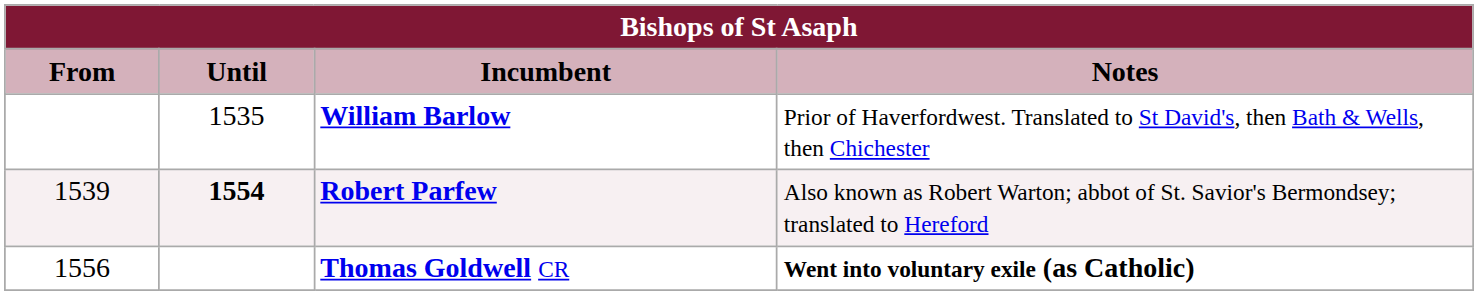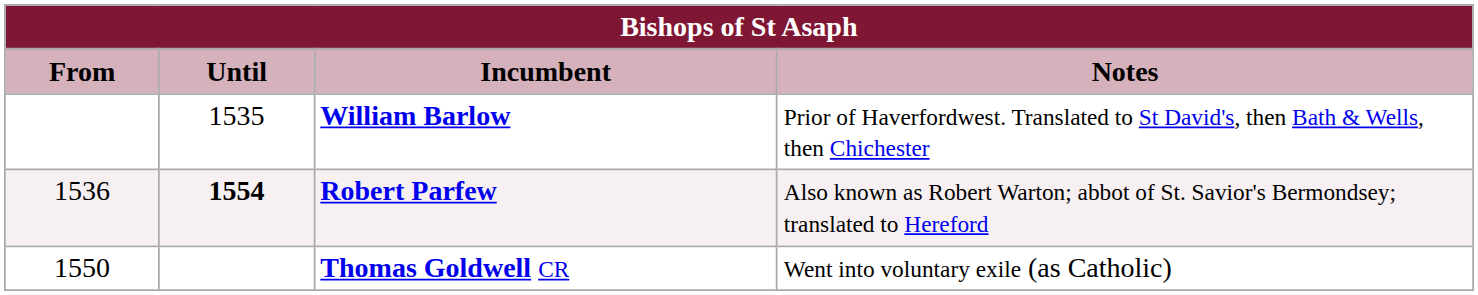(82, 191) 1539 -> (82, 191) 1536
(82, 267) 1556 -> (82, 267) 1550
(989, 267) bold -> (978, 267) normal
